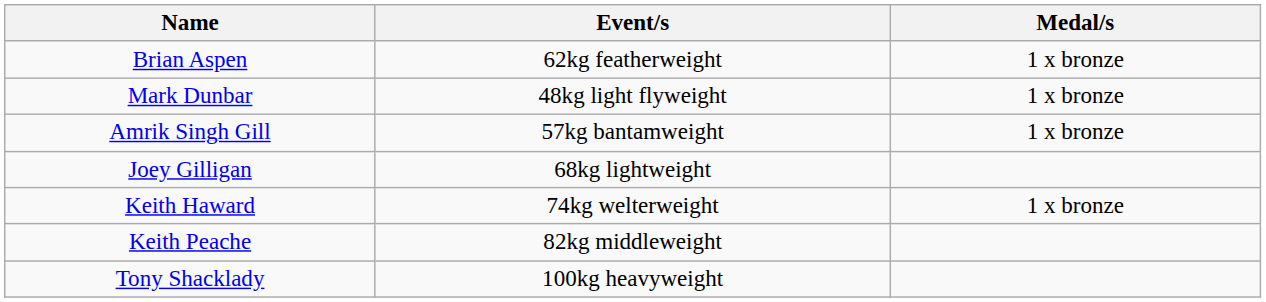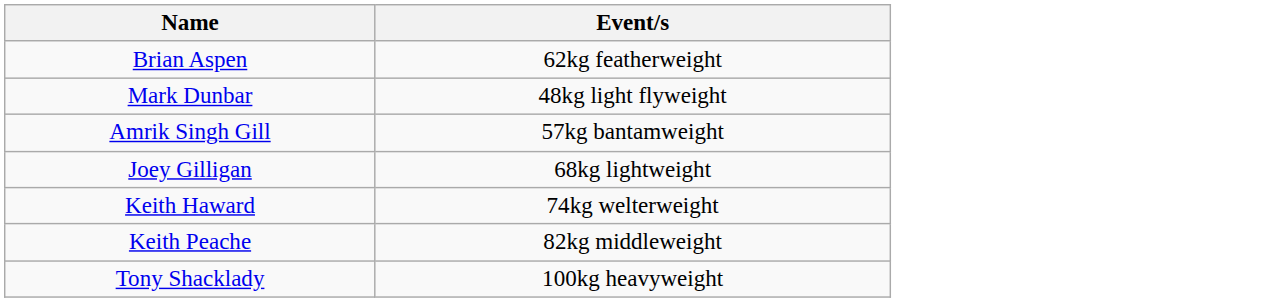- column: (1075, 22)
